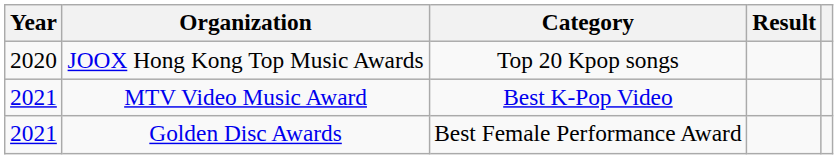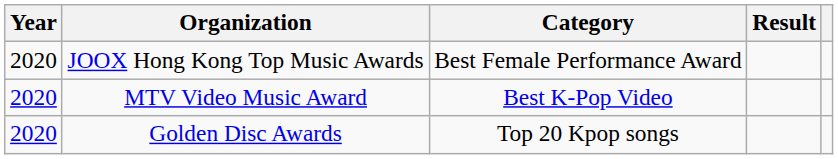(588, 60) Top 20 Kpop songs -> (588, 60) Best Female Performance Award
(33, 97) 2021 -> (33, 97) 2020
(33, 134) 2021 -> (33, 134) 2020
(588, 134) Best Female Performance Award -> (588, 134) Top 20 Kpop songs
